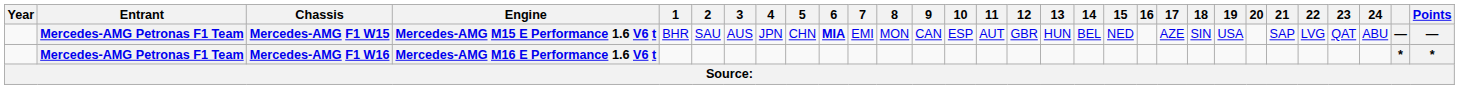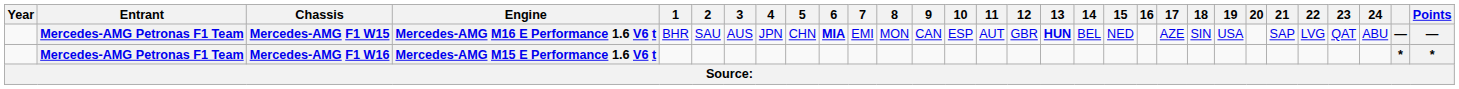(526, 34) Mercedes-AMG M15 E Performance 1.6 V6 t -> (526, 34) Mercedes-AMG M16 E Performance 1.6 V6 t
(1058, 34) normal -> (1058, 34) bold
(526, 54) Mercedes-AMG M16 E Performance 1.6 V6 t -> (526, 54) Mercedes-AMG M15 E Performance 1.6 V6 t
